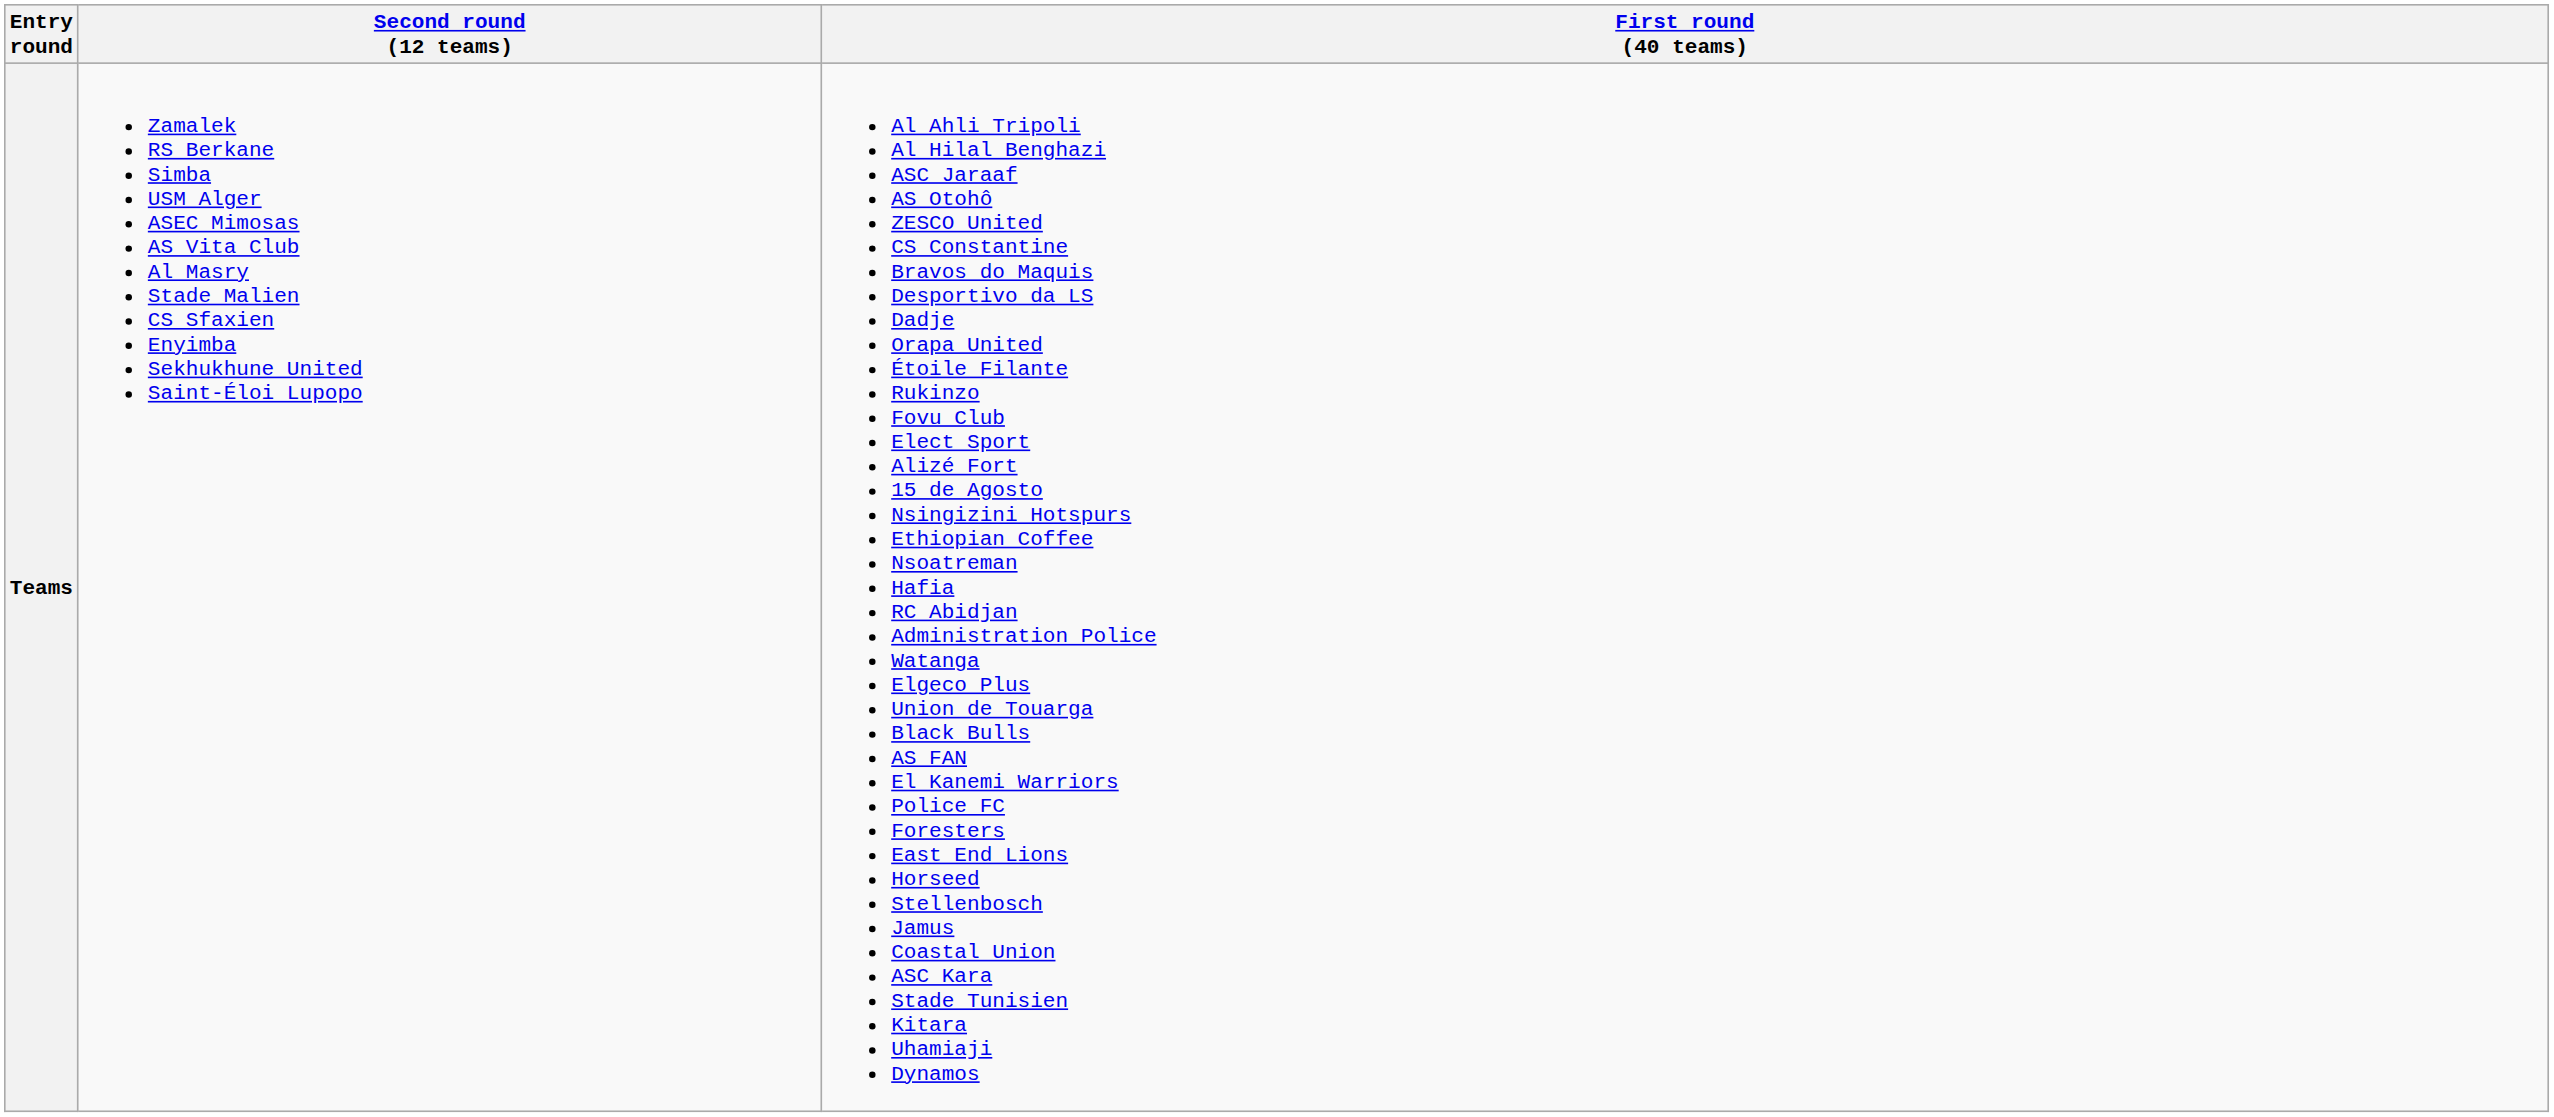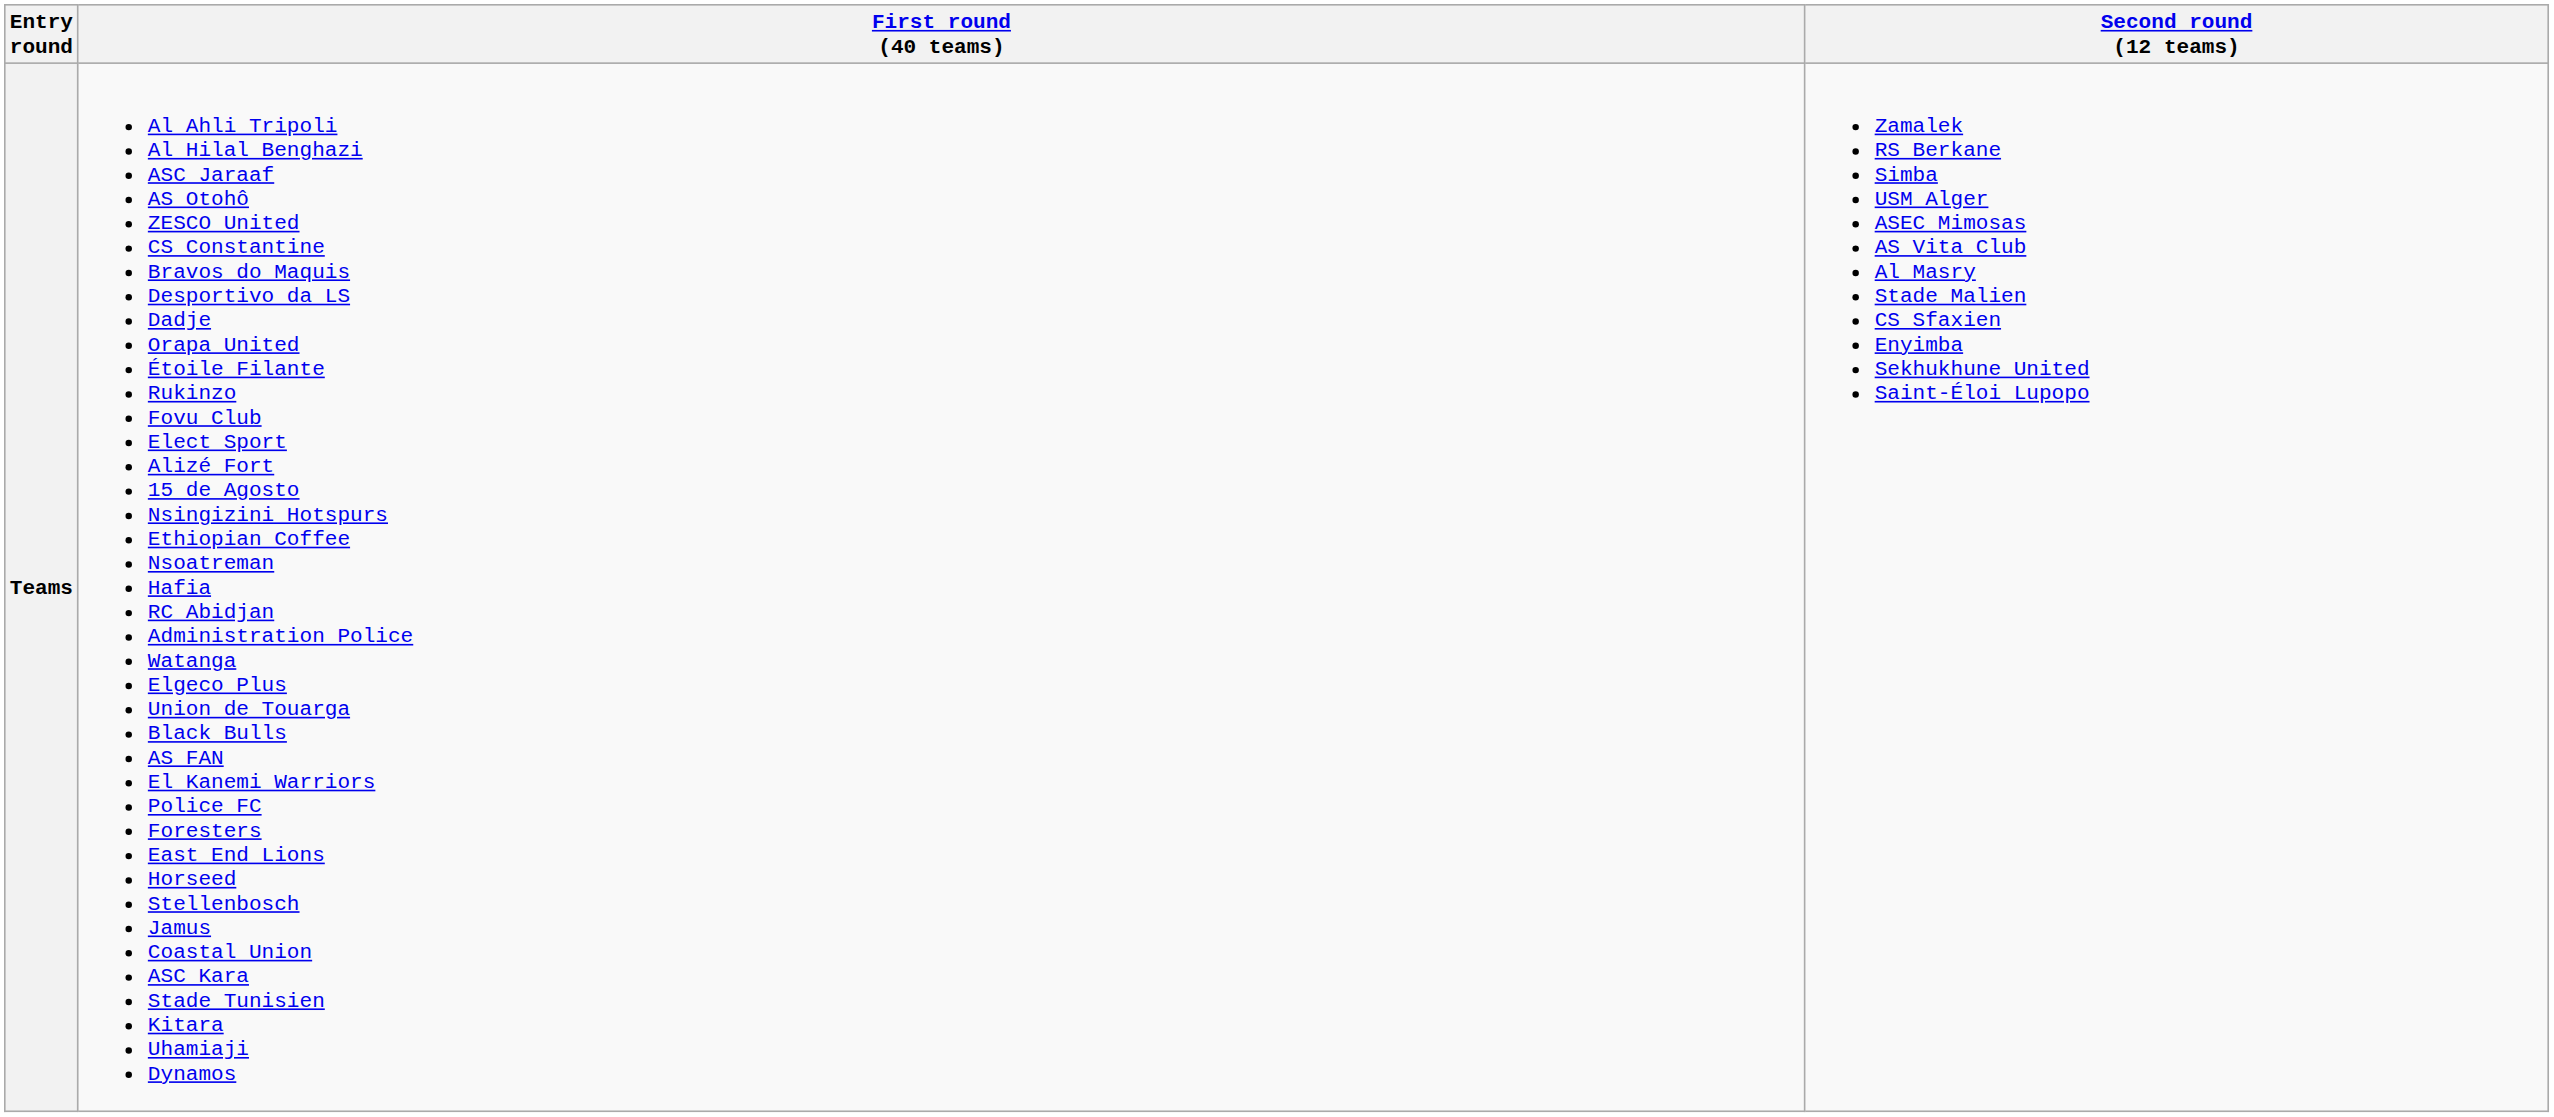columns swapped: (450, 34) <-> (1685, 34)
